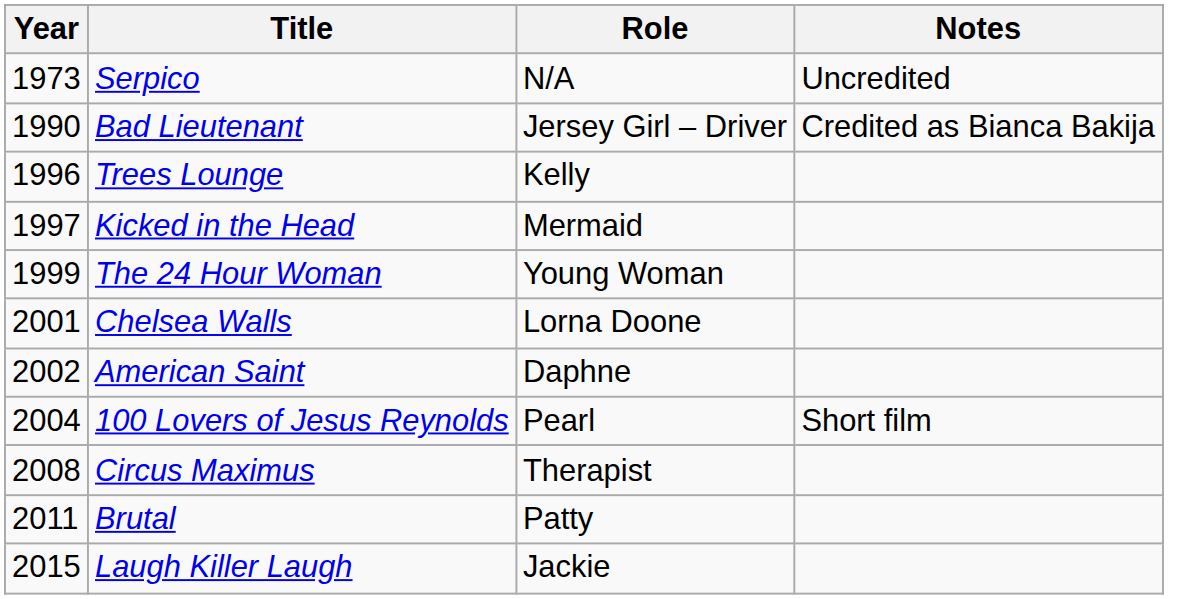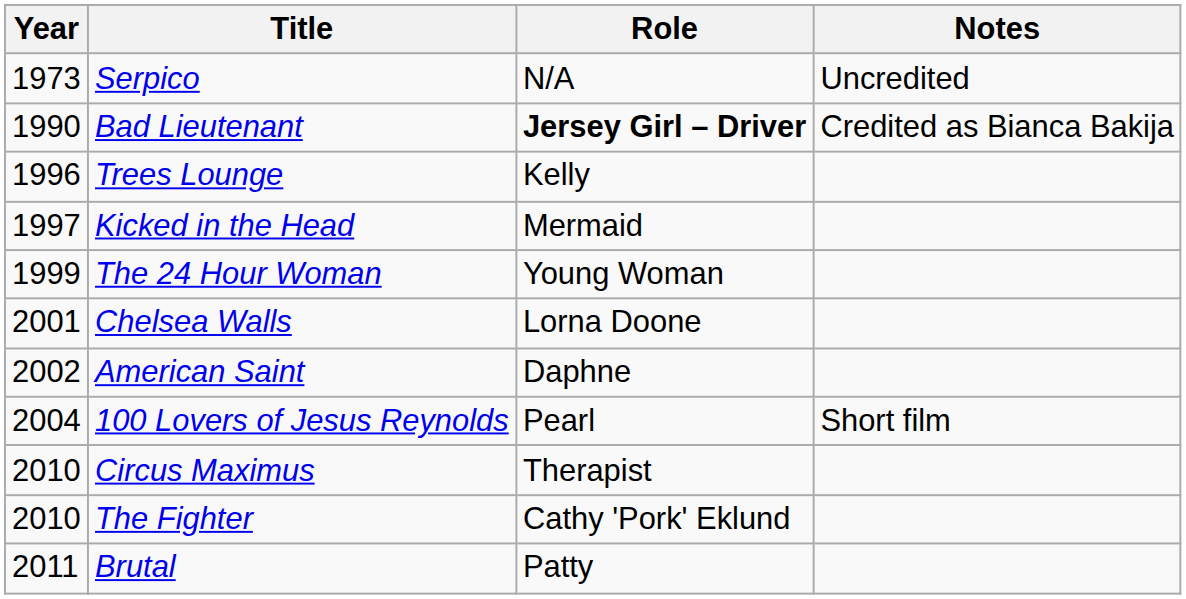(655, 126) normal -> (665, 126) bold
(46, 469) 2008 -> (46, 469) 2010
+ row: (174, 518)
- row: (224, 567)
